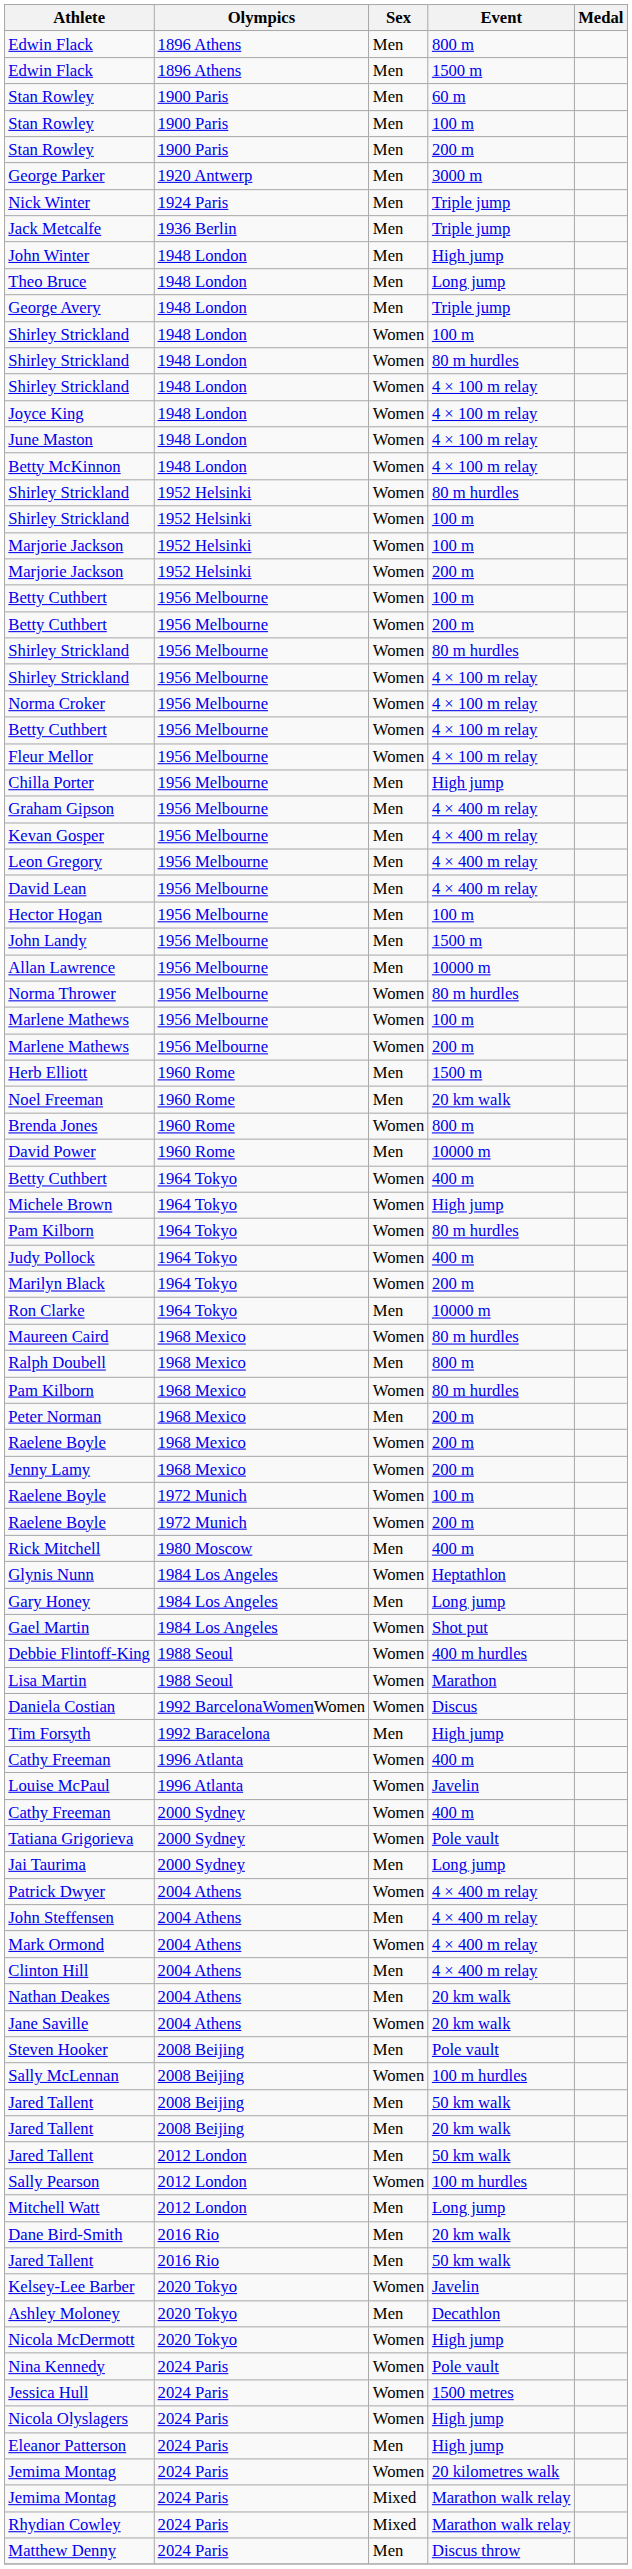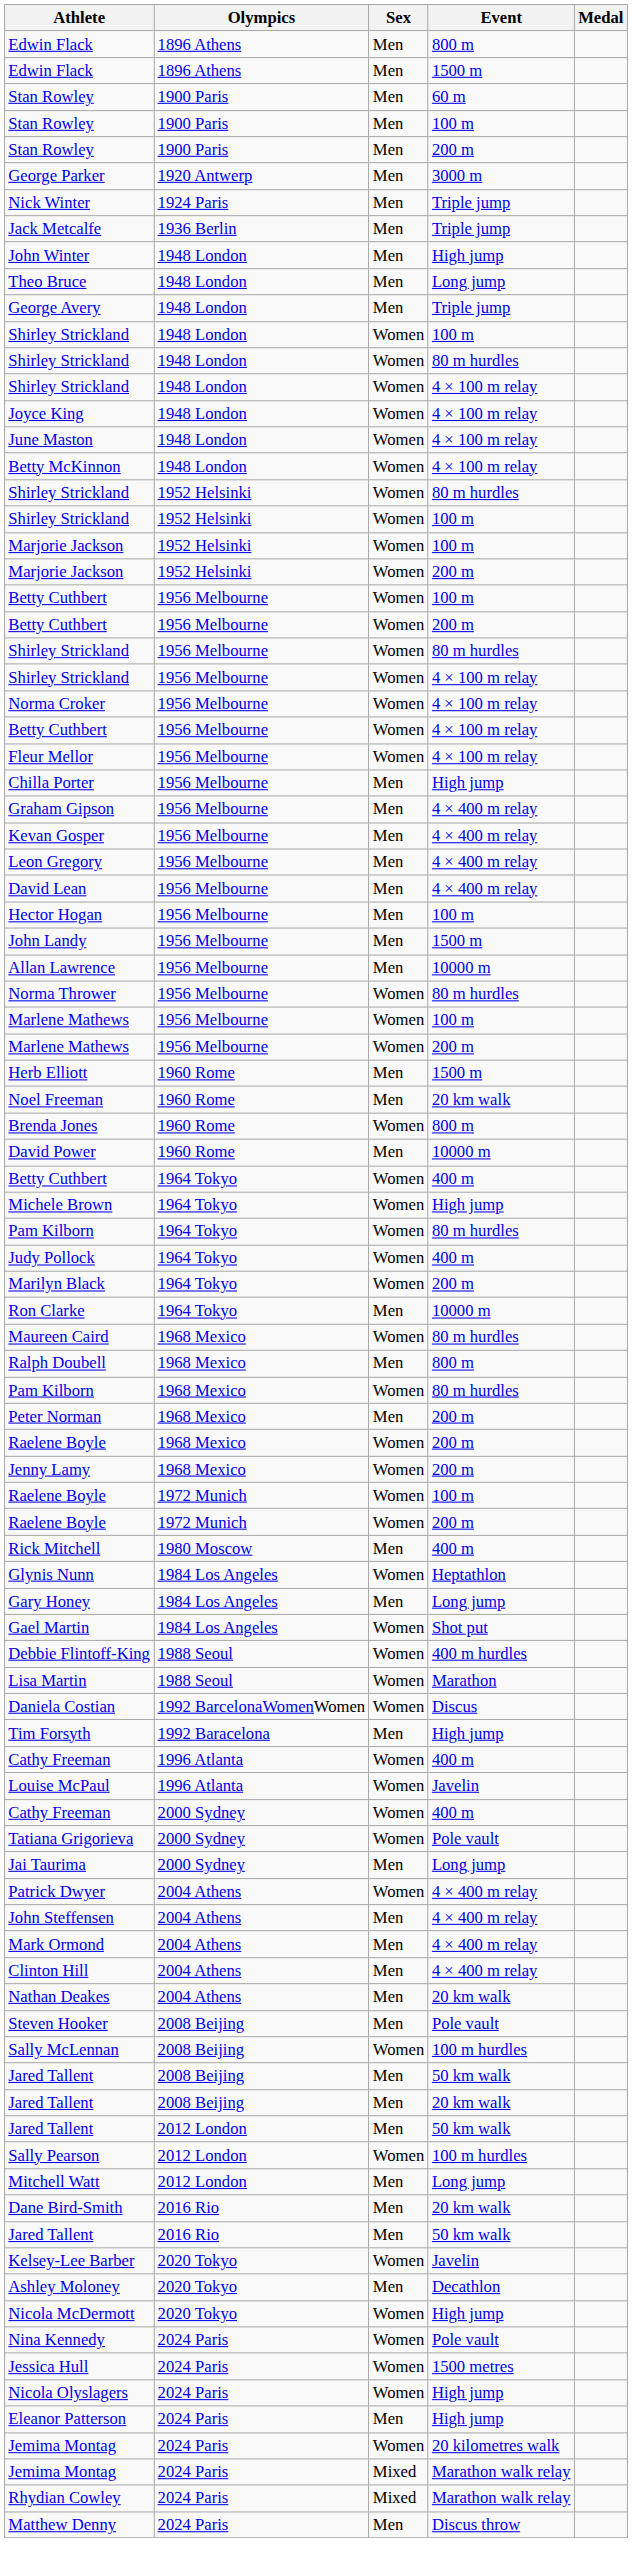(399, 1944) Women -> (388, 1944) Men
- row: (48, 2023)
